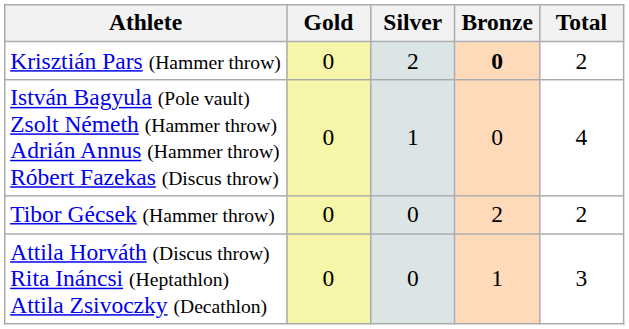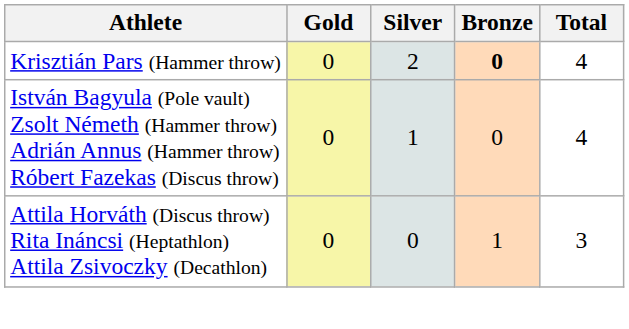(581, 60) 2 -> (581, 60) 4
- row: (142, 214)
